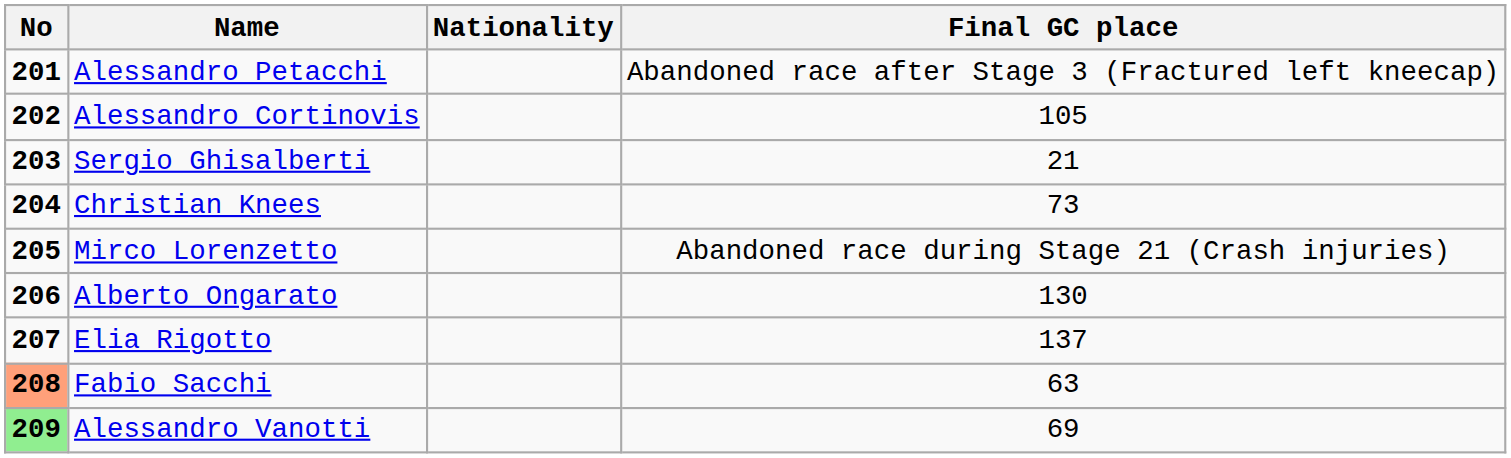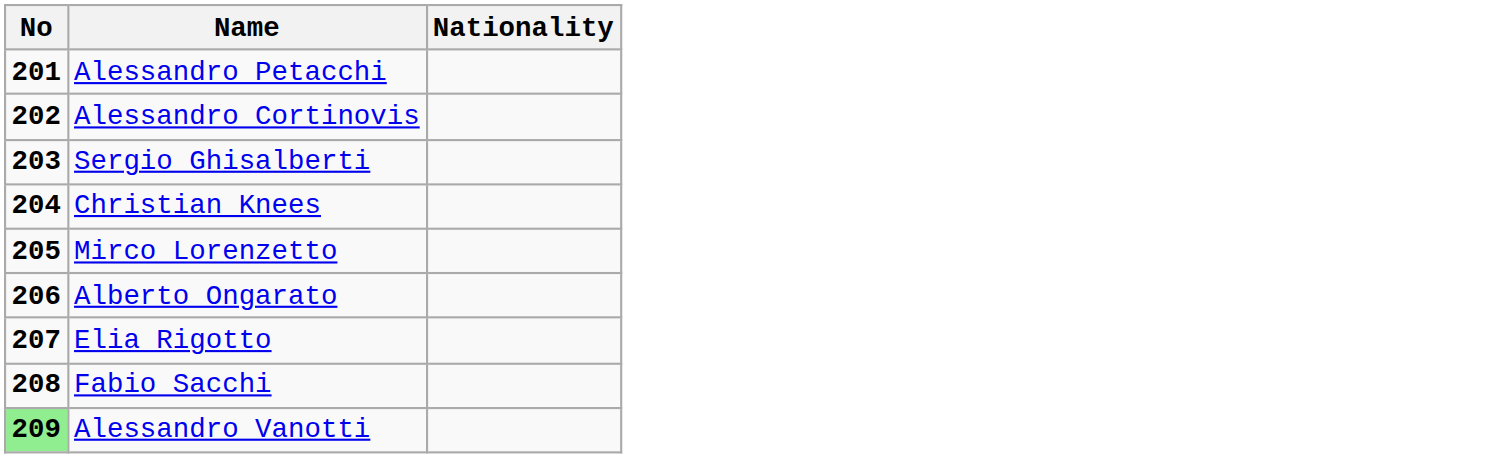- column: (1063, 27)
(36, 385) lightsalmon background -> (36, 385) no background
